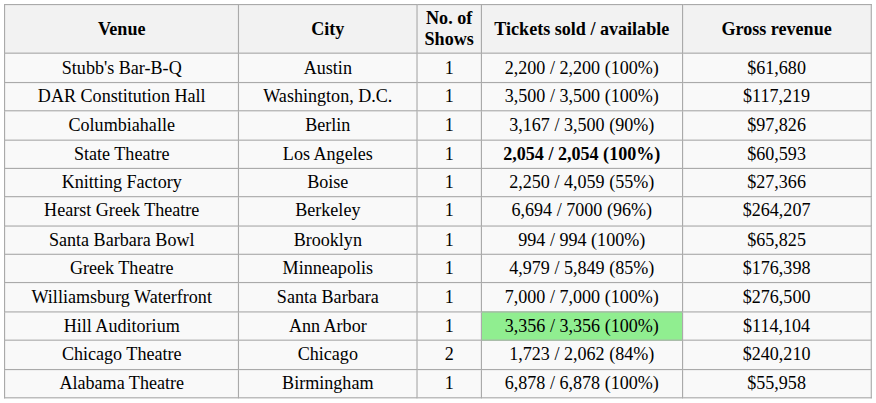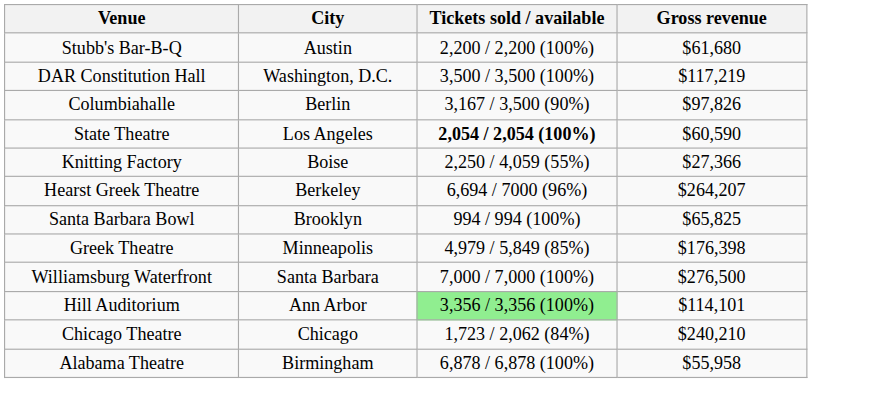- column: (449, 29)
(777, 153) $60,593 -> (712, 133) $60,590
(777, 325) $114,104 -> (712, 305) $114,101
